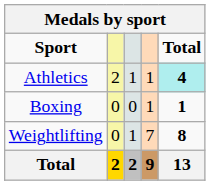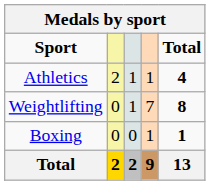(182, 77) paleturquoise background -> (182, 77) no background
rows swapped: (56, 106) <-> (56, 135)
